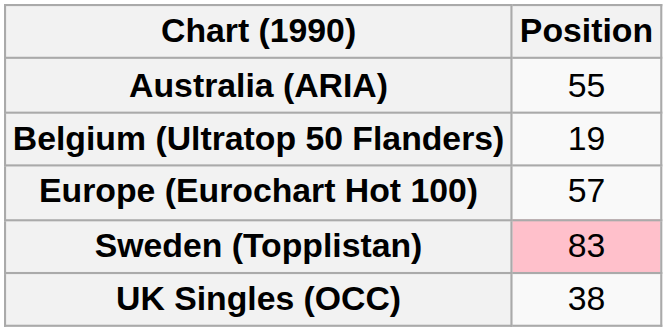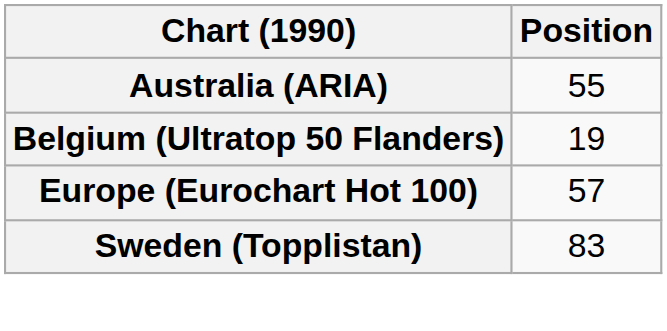(586, 245) pink background -> (586, 245) no background
- row: (259, 298)
